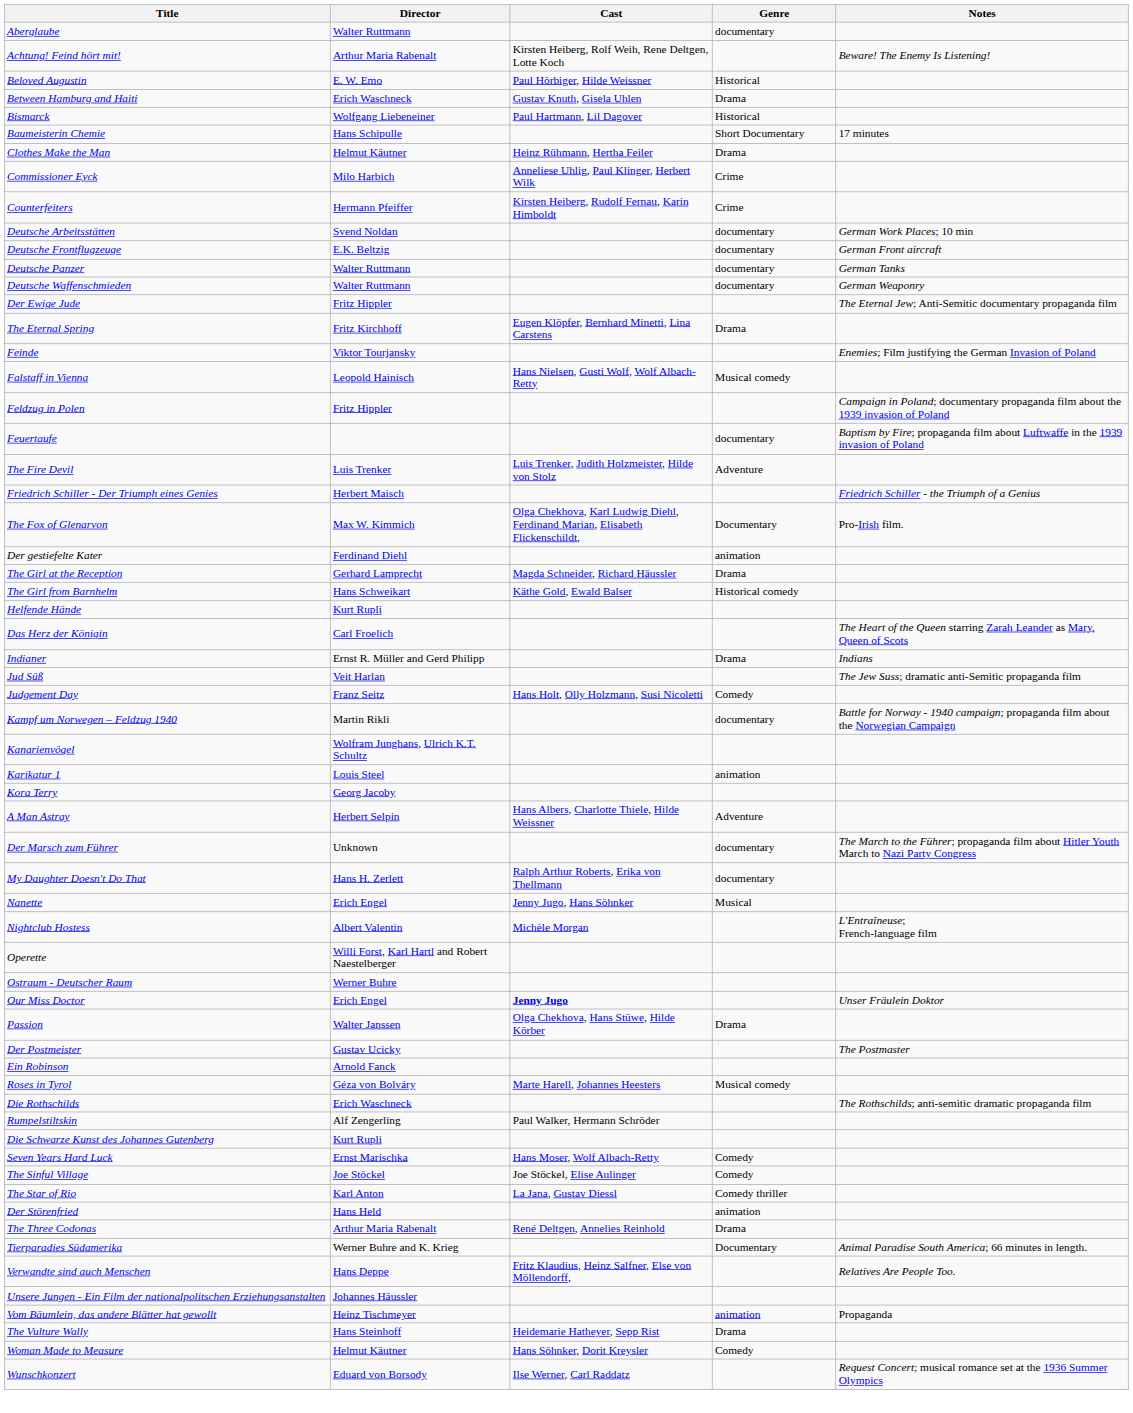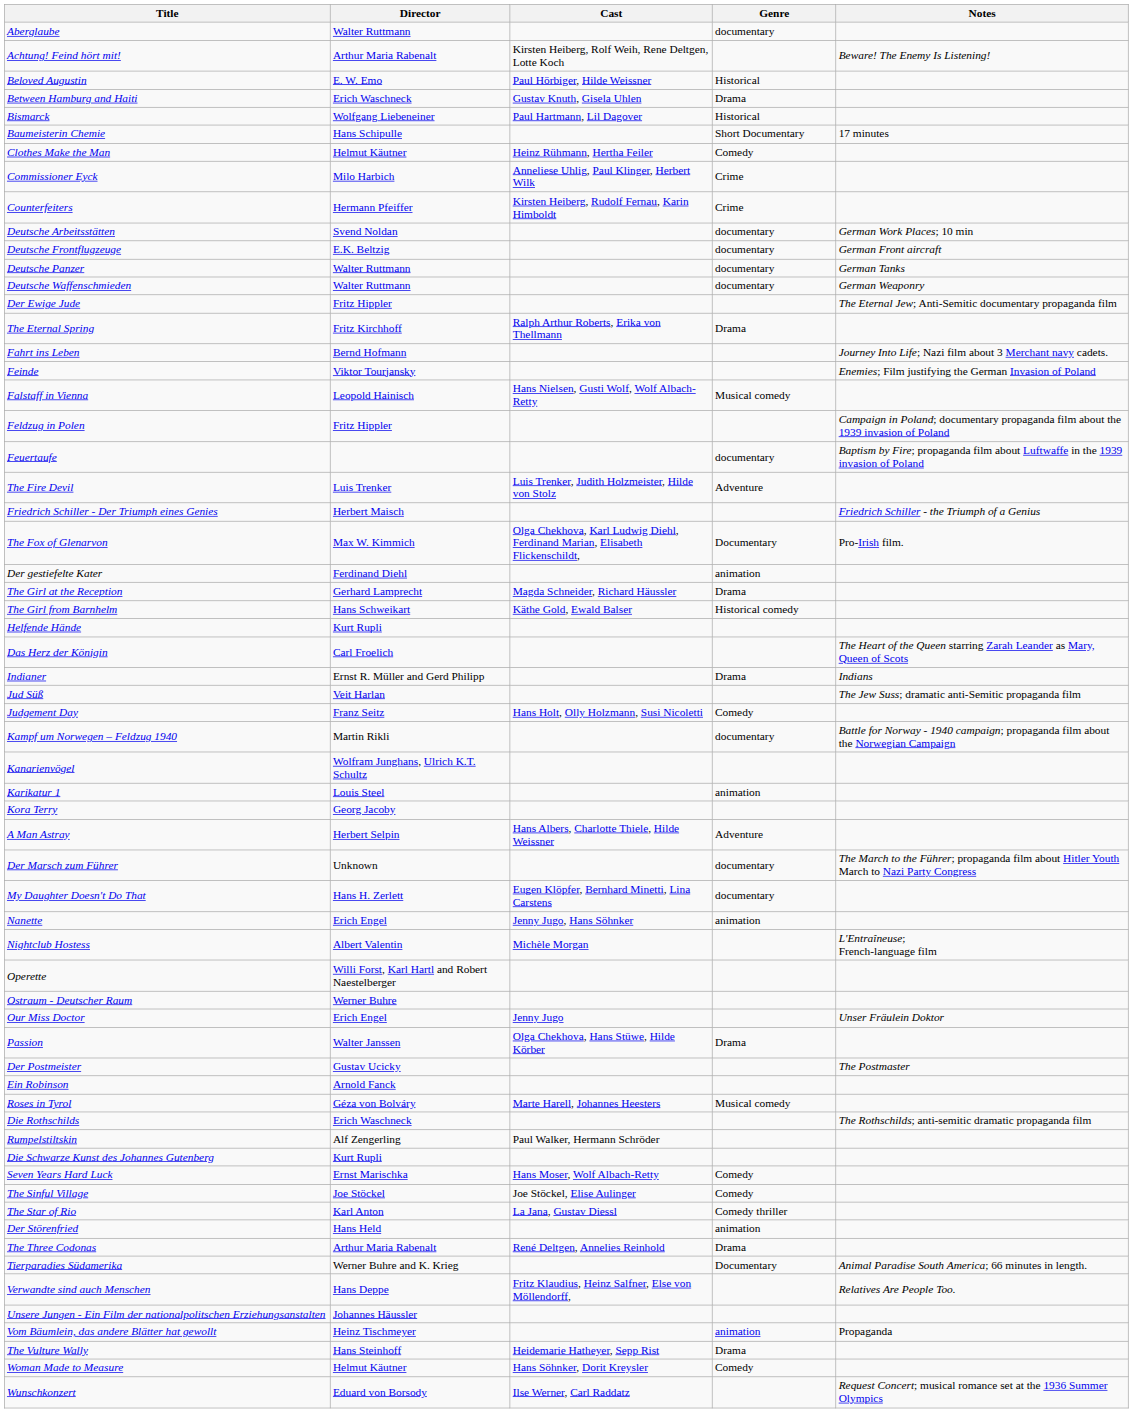(730, 152) Drama -> (734, 152) Comedy
(601, 328) Eugen Klöpfer, Bernhard Minetti, Lina Carstens -> (587, 328) Ralph Arthur Roberts, Erika von Thellmann
+ row: (43, 352)
(587, 878) Ralph Arthur Roberts, Erika von Thellmann -> (601, 896) Eugen Klöpfer, Bernhard Minetti, Lina Carstens
(733, 902) Musical -> (738, 920) animation
(540, 1000) bold -> (538, 1018) normal
